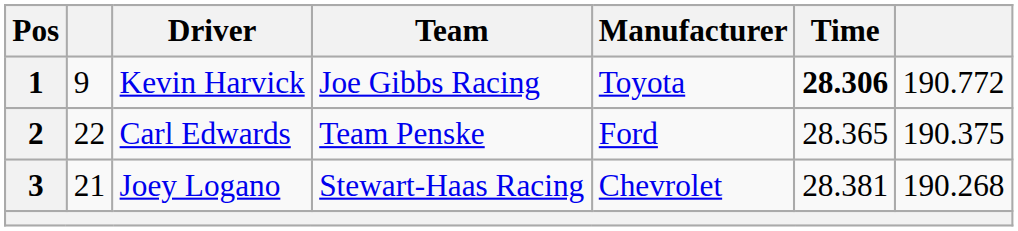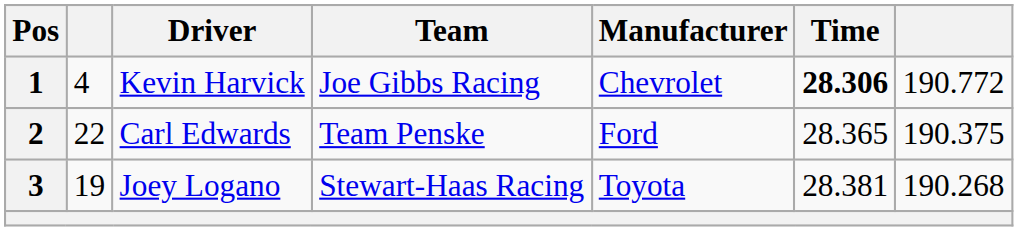(82, 82) 9 -> (82, 82) 4
(642, 82) Toyota -> (660, 82) Chevrolet
(89, 185) 21 -> (89, 185) 19
(660, 185) Chevrolet -> (642, 185) Toyota
